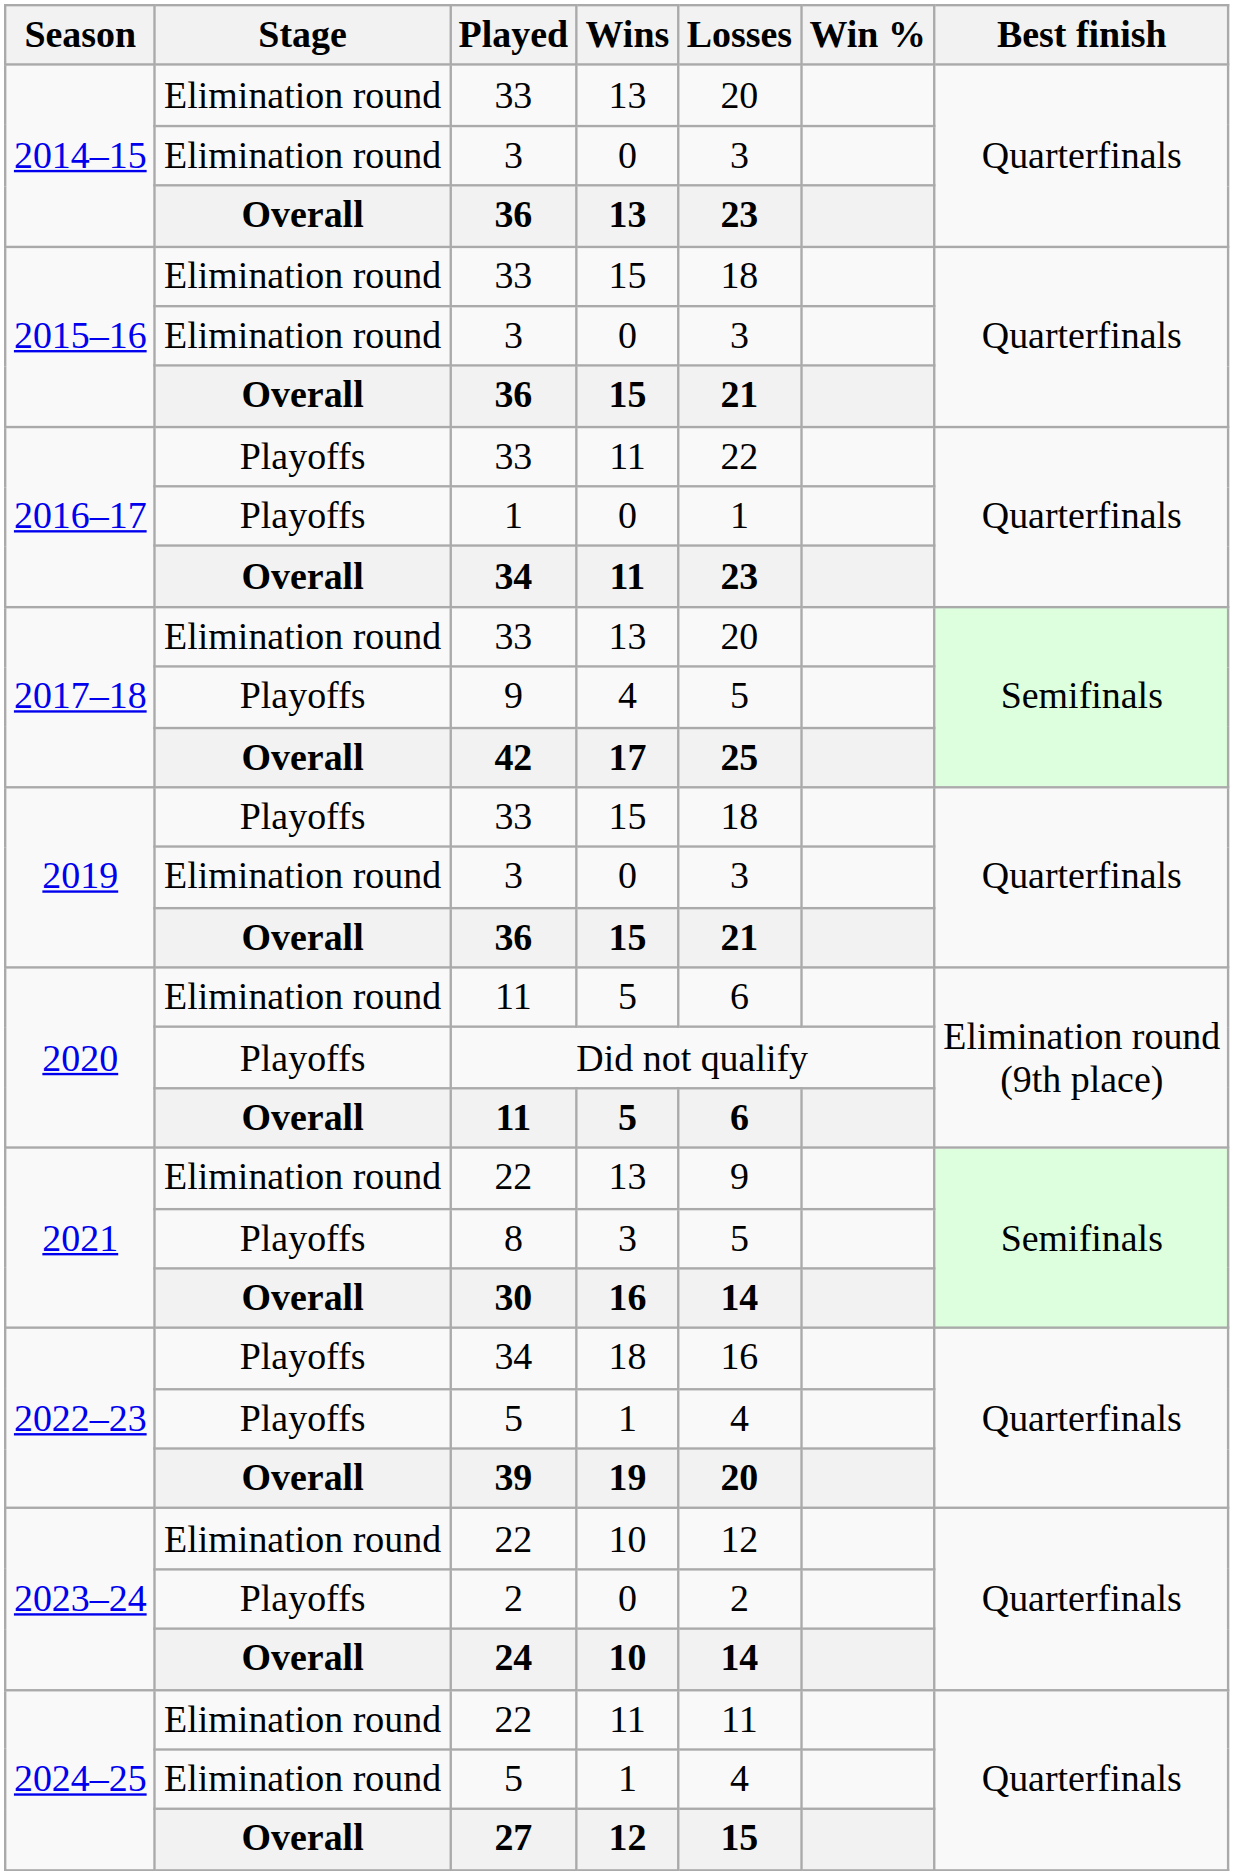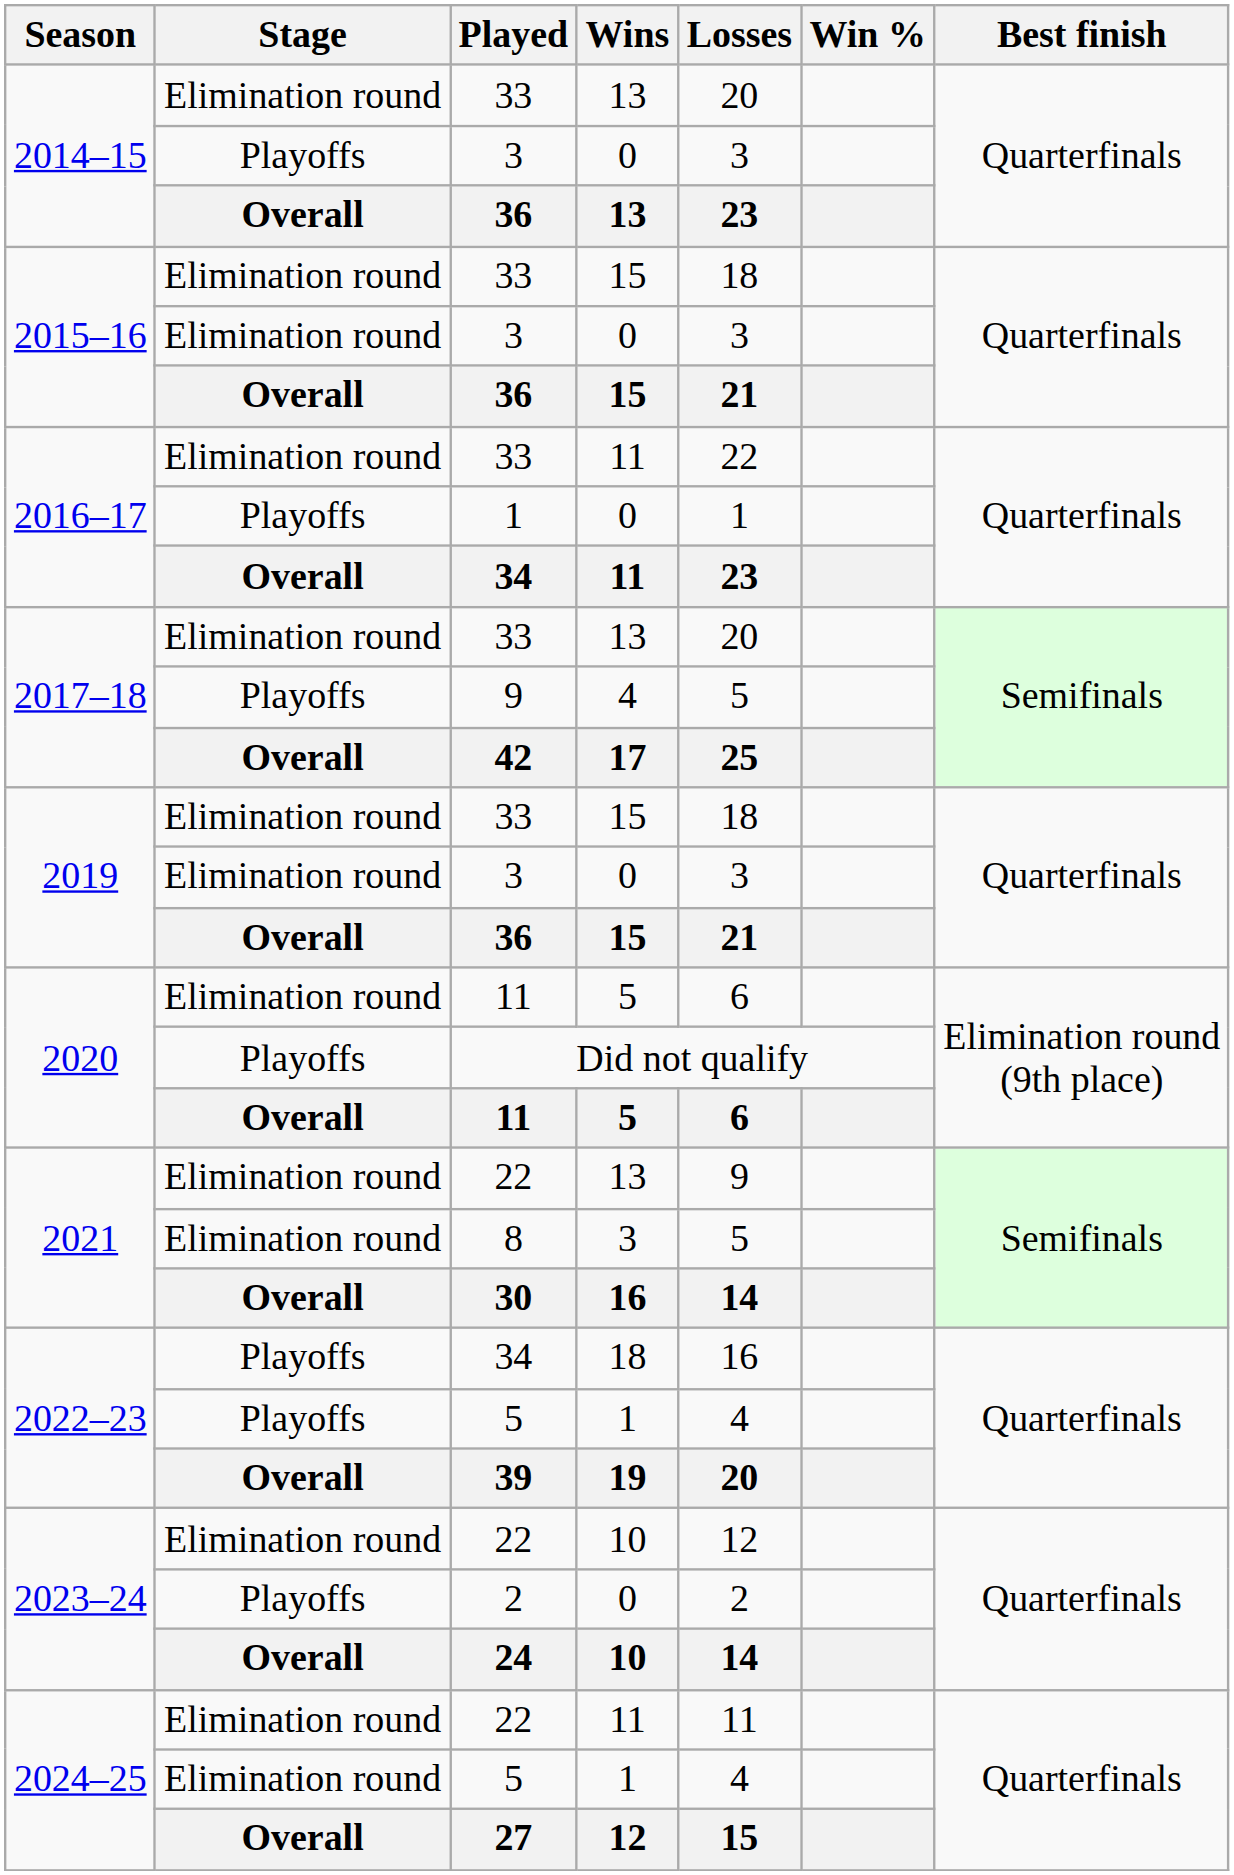(303, 154) Elimination round -> (303, 154) Playoffs
(303, 455) Playoffs -> (303, 455) Elimination round
(303, 816) Playoffs -> (303, 816) Elimination round
(303, 1237) Playoffs -> (303, 1237) Elimination round
